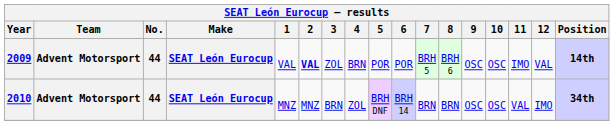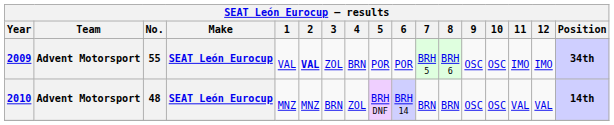(155, 59) 44 -> (155, 59) 55
(544, 65) VAL -> (544, 65) IMO
(582, 59) 14th -> (582, 59) 34th
(155, 100) 44 -> (155, 100) 48
(544, 106) IMO -> (544, 106) VAL
(582, 100) 34th -> (582, 100) 14th
